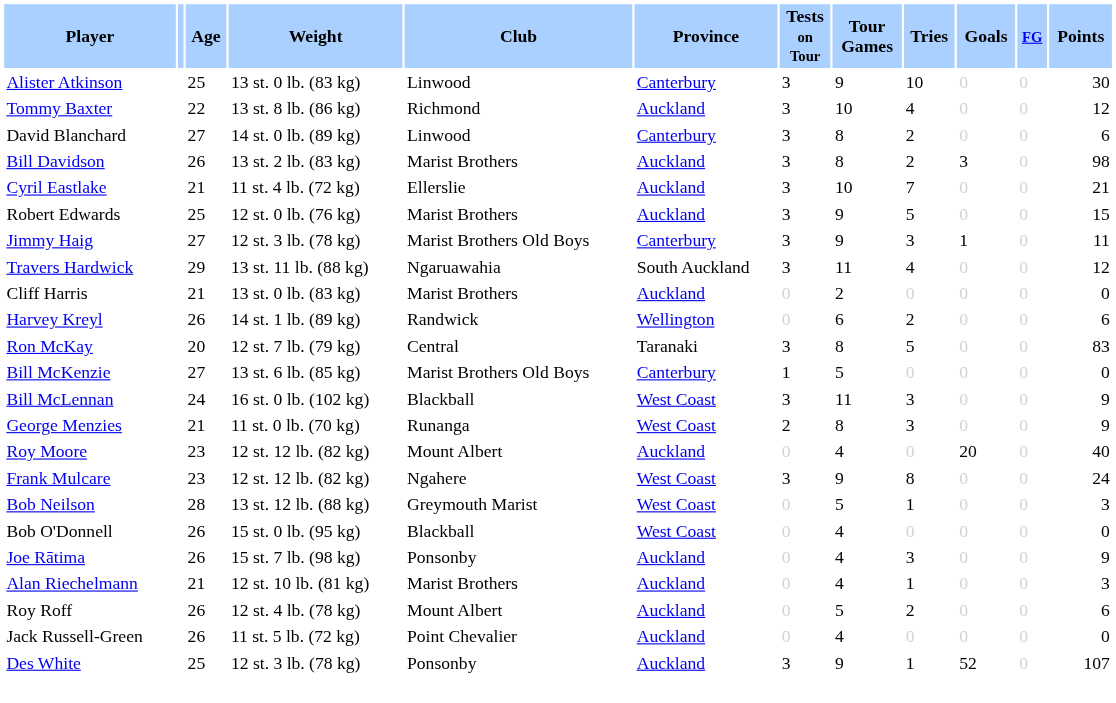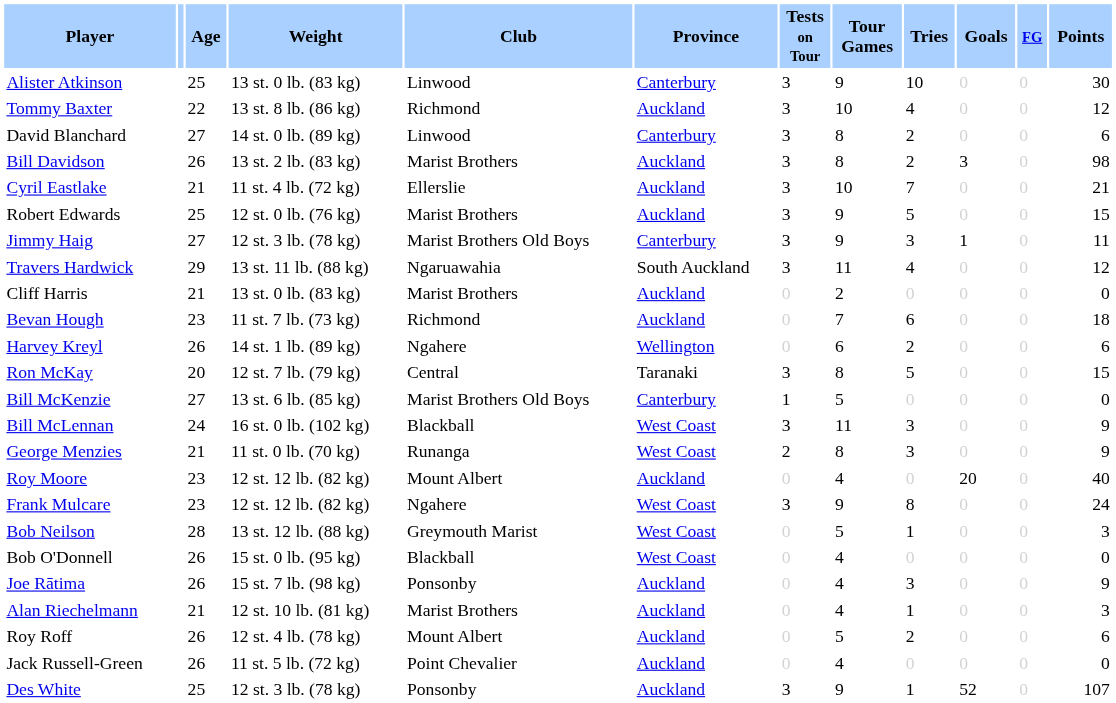+ row: (55, 319)
(443, 319) Randwick -> (437, 346) Ngahere
(1101, 346) 83 -> (1101, 372) 15
